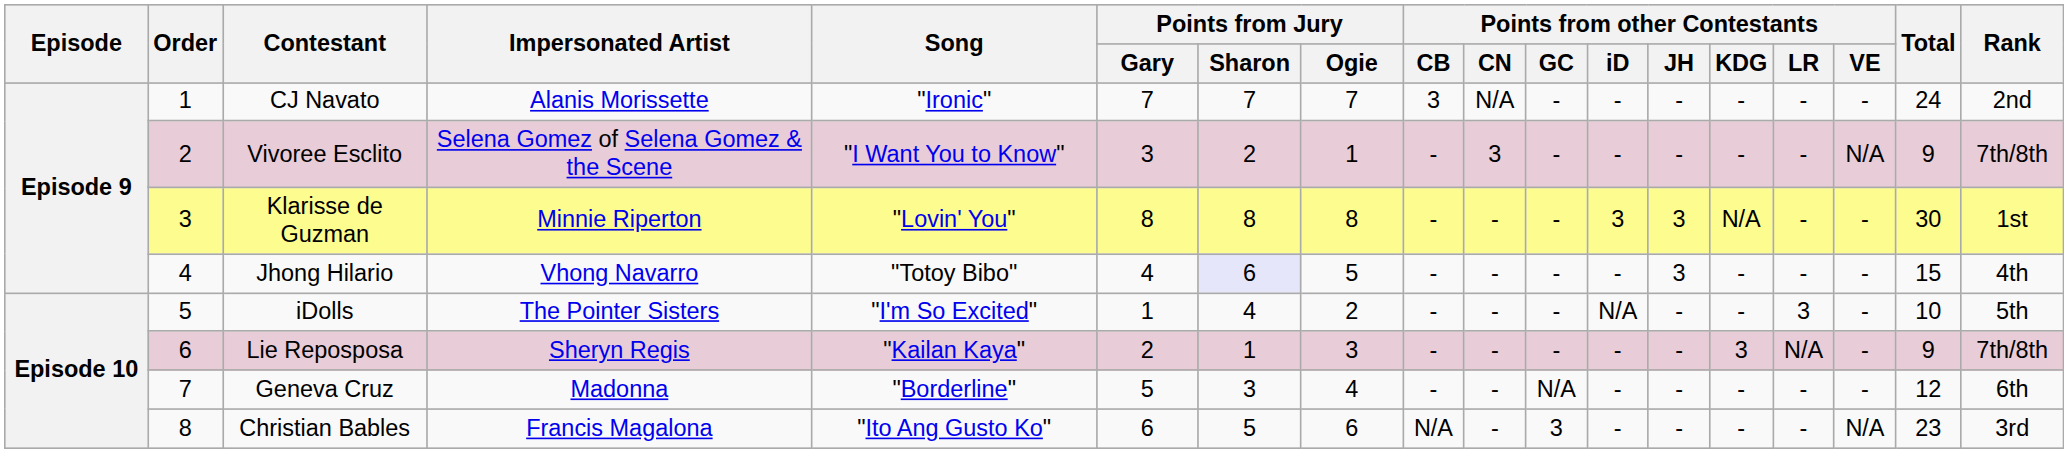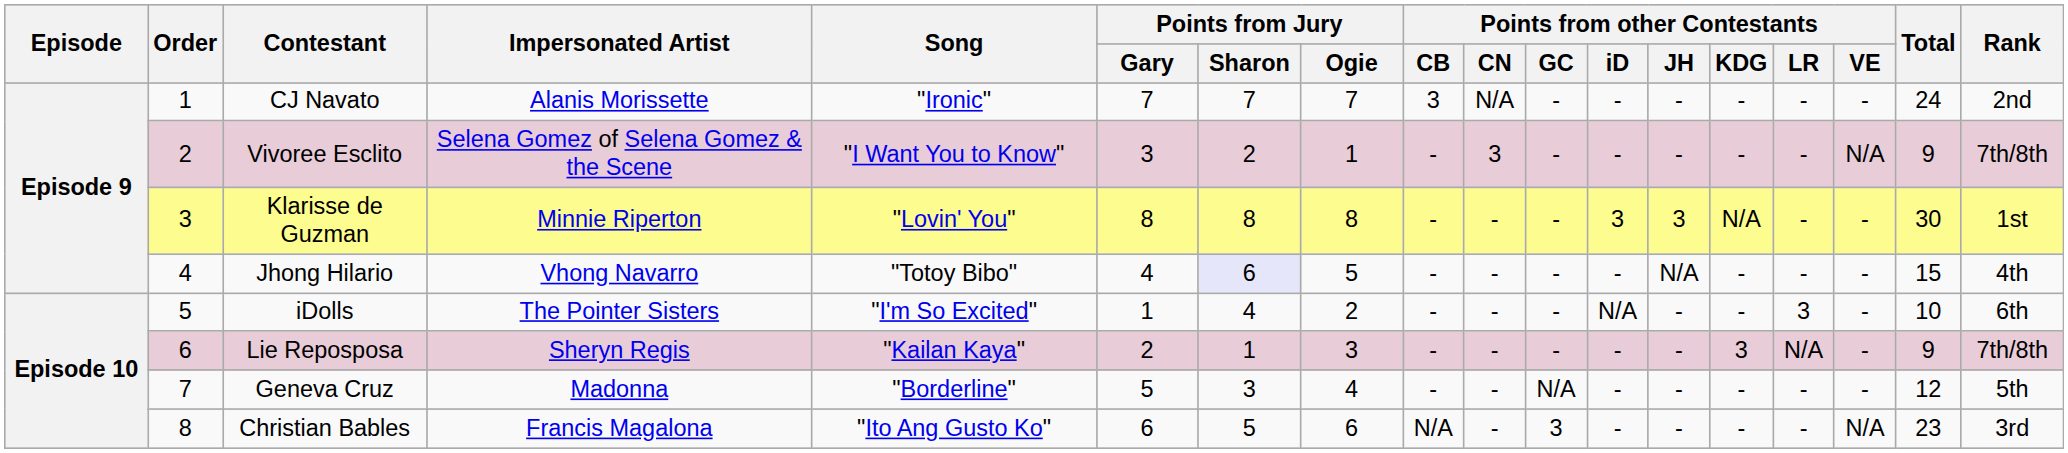(1679, 273) 3 -> (1679, 273) N/A
(2012, 311) 5th -> (2012, 311) 6th
(2012, 389) 6th -> (2012, 389) 5th
